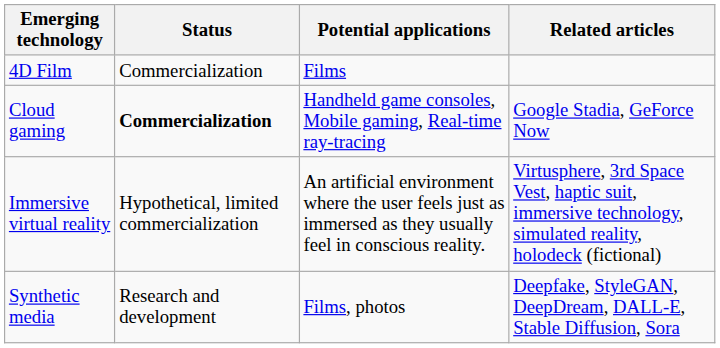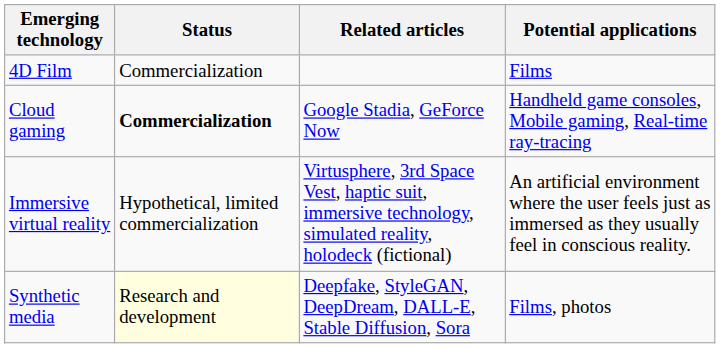columns swapped: (404, 29) <-> (612, 29)
(169, 306) no background -> (169, 306) lightyellow background
